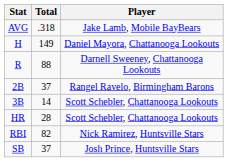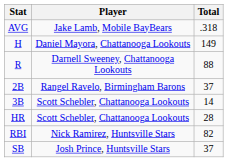columns swapped: (142, 12) <-> (46, 12)
